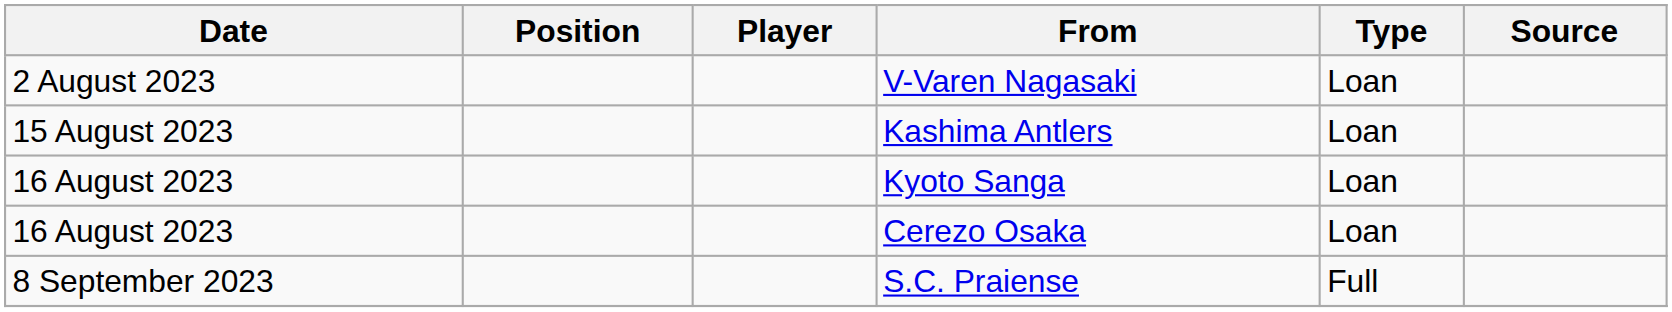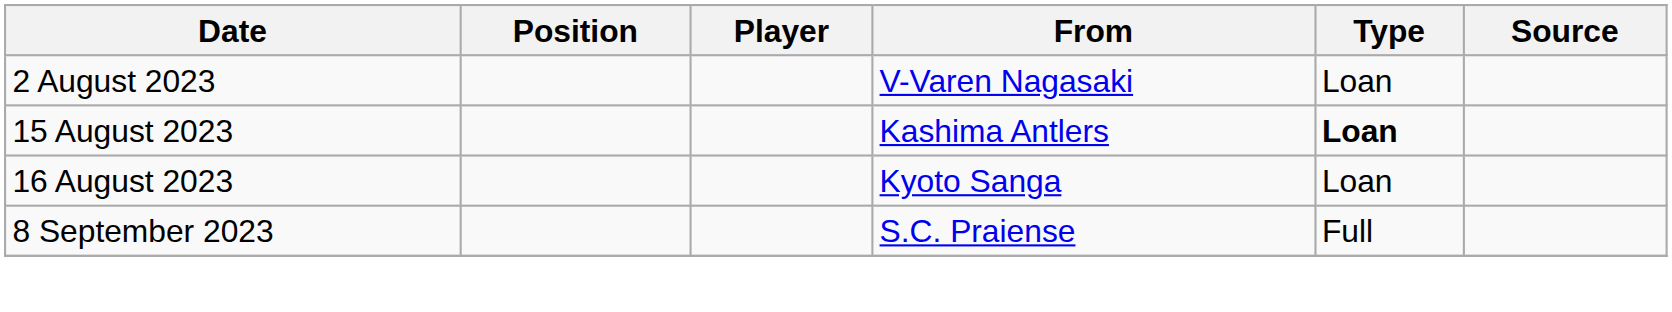(1363, 131) normal -> (1360, 131) bold
- row: (985, 232)
